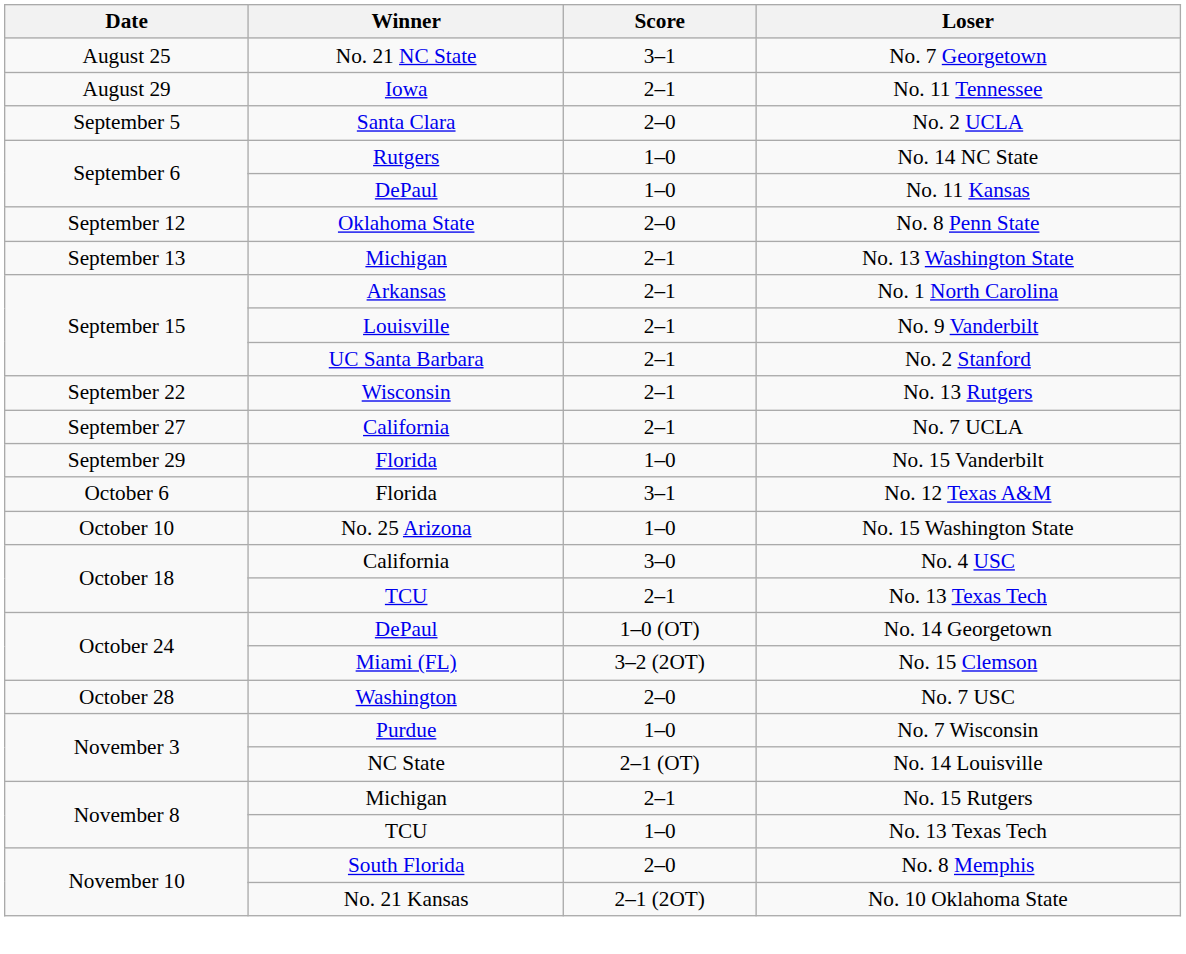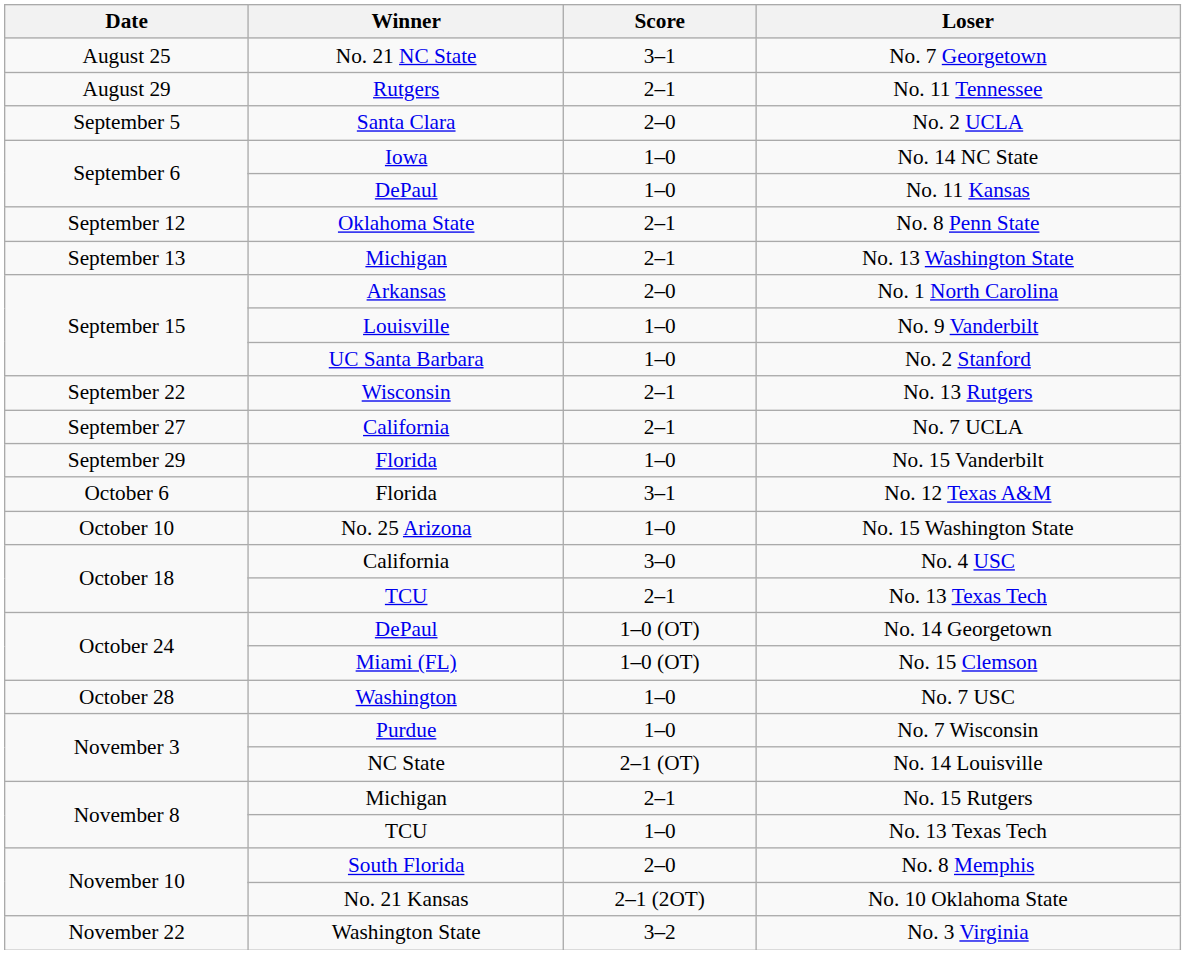(406, 88) Iowa -> (406, 88) Rutgers
(406, 156) Rutgers -> (406, 156) Iowa
(660, 223) 2–0 -> (660, 223) 2–1
(660, 291) 2–1 -> (660, 291) 2–0
(660, 325) 2–1 -> (660, 325) 1–0
(660, 358) 2–1 -> (660, 358) 1–0
(660, 662) 3–2 (2OT) -> (660, 662) 1–0 (OT)
(660, 696) 2–0 -> (660, 696) 1–0
+ row: (127, 932)
